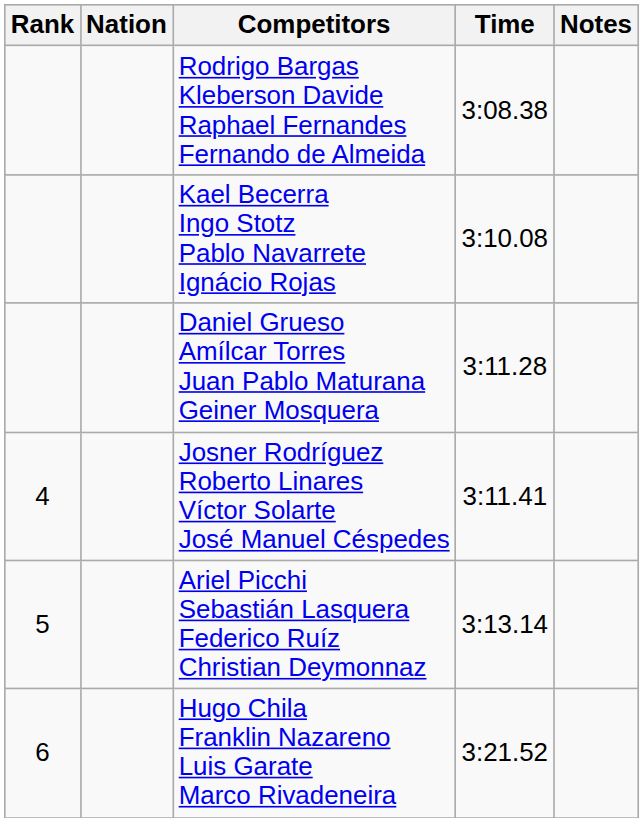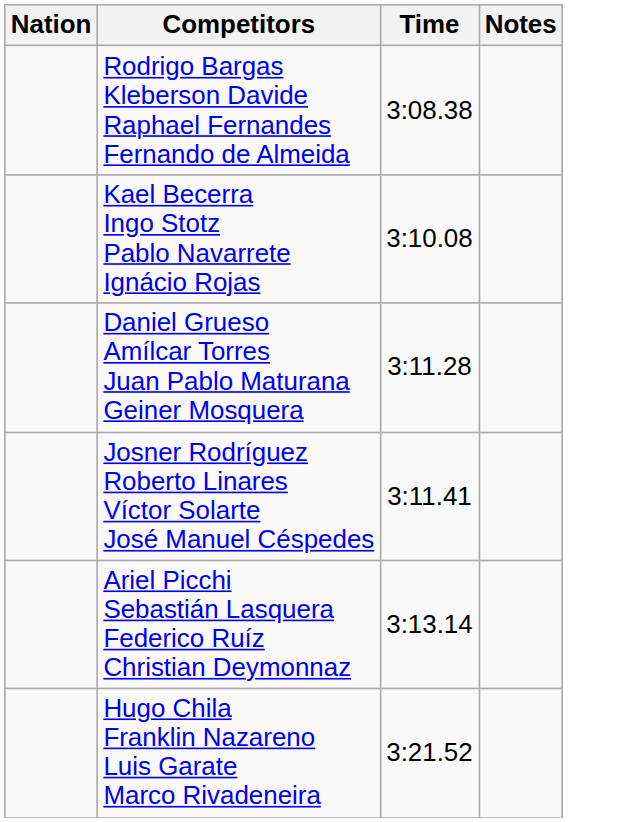- column: (42, 25)
